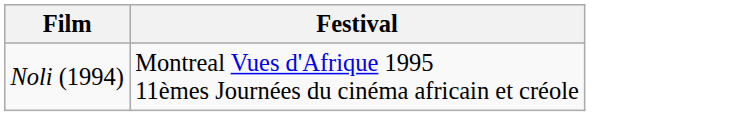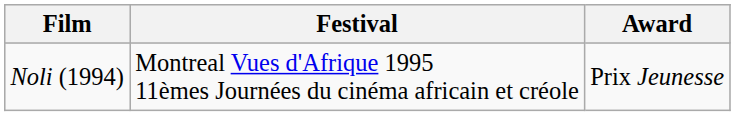+ column: (657, 23)
